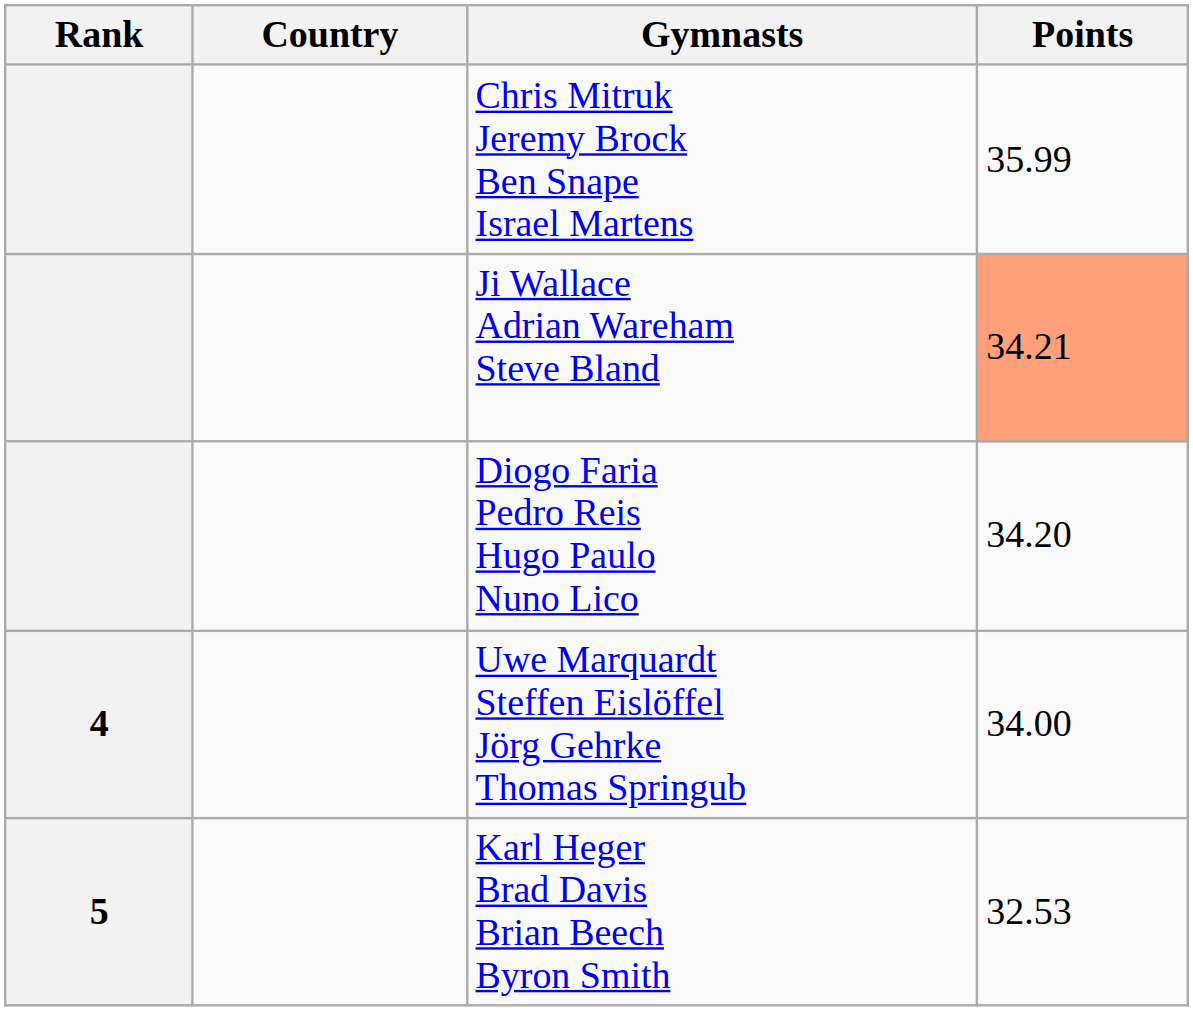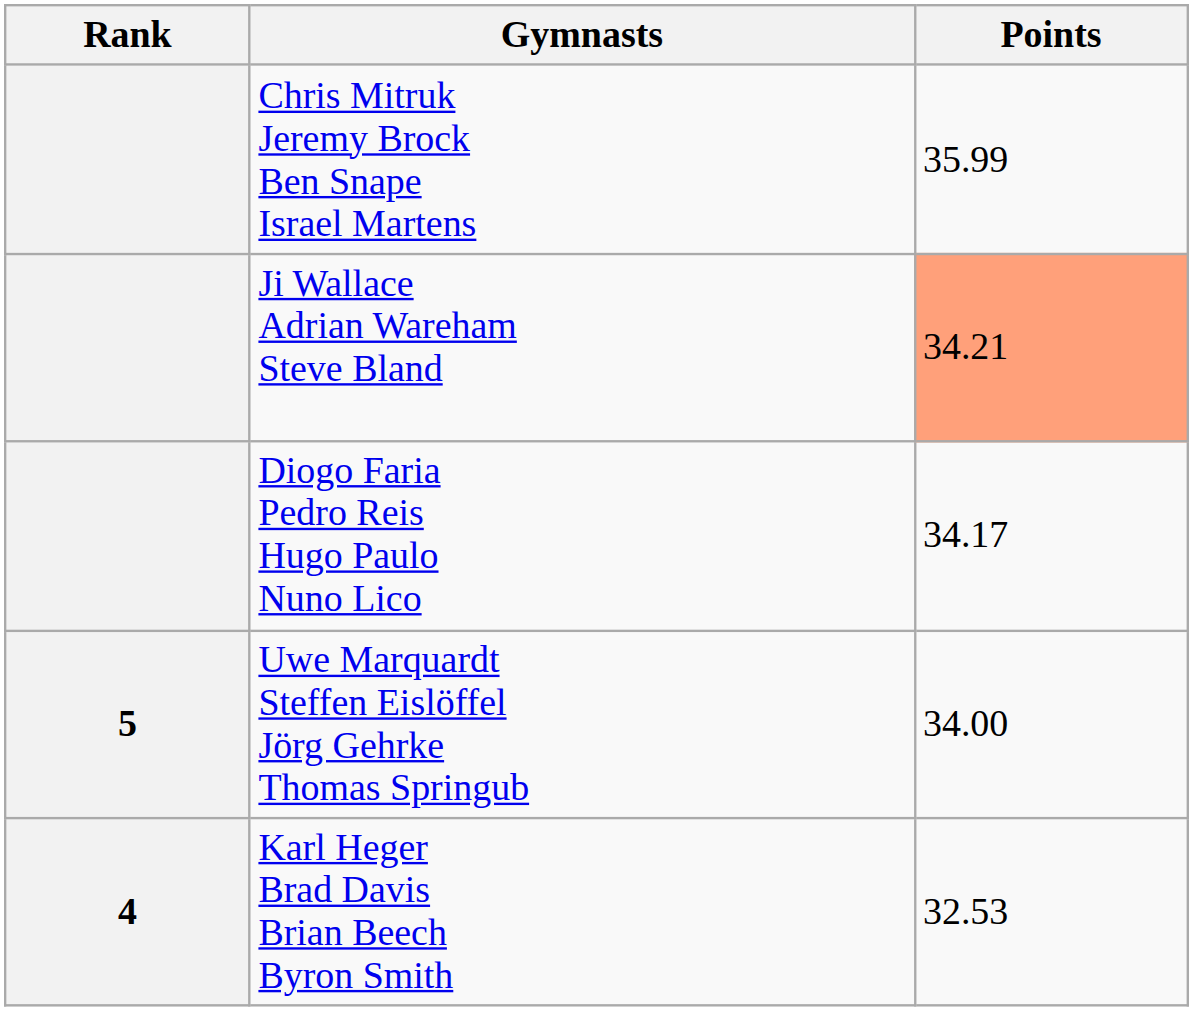- column: (330, 34)
(1029, 534) 34.20 -> (966, 534) 34.17
(99, 723) 4 -> (127, 723) 5
(99, 911) 5 -> (127, 911) 4
